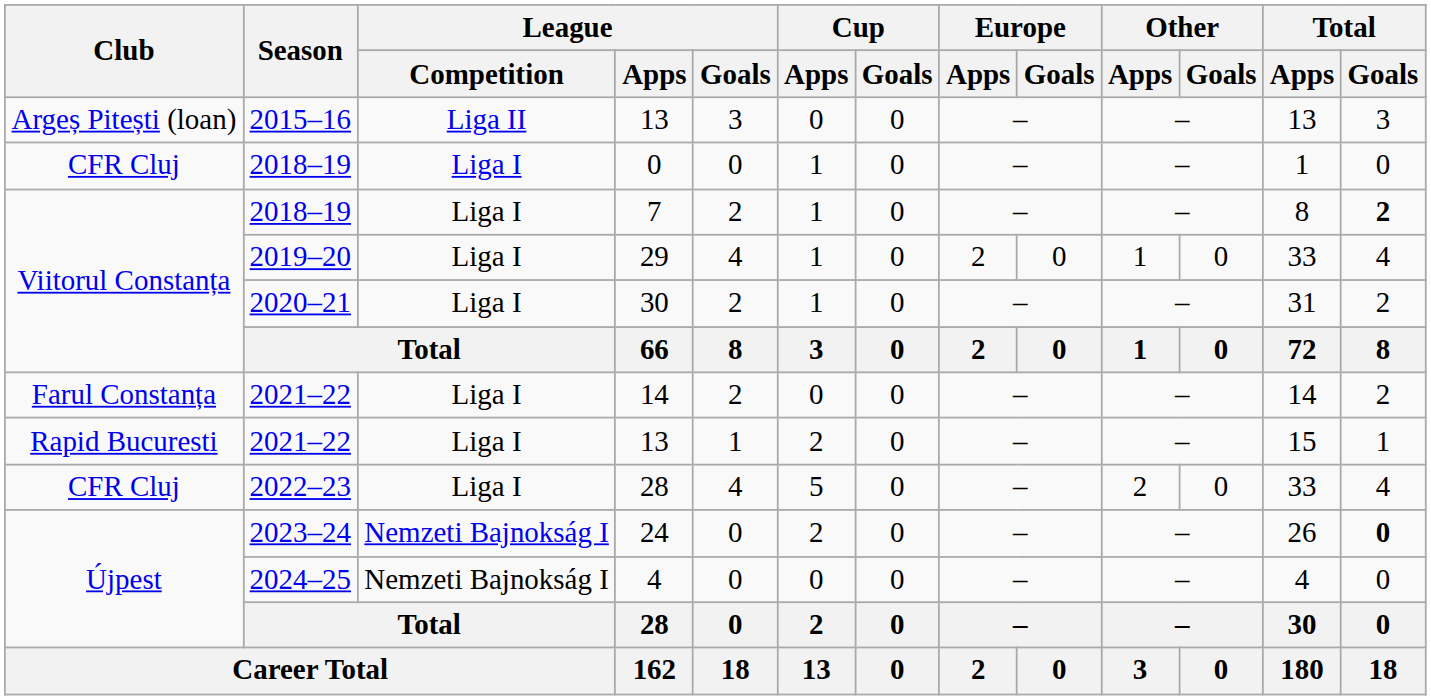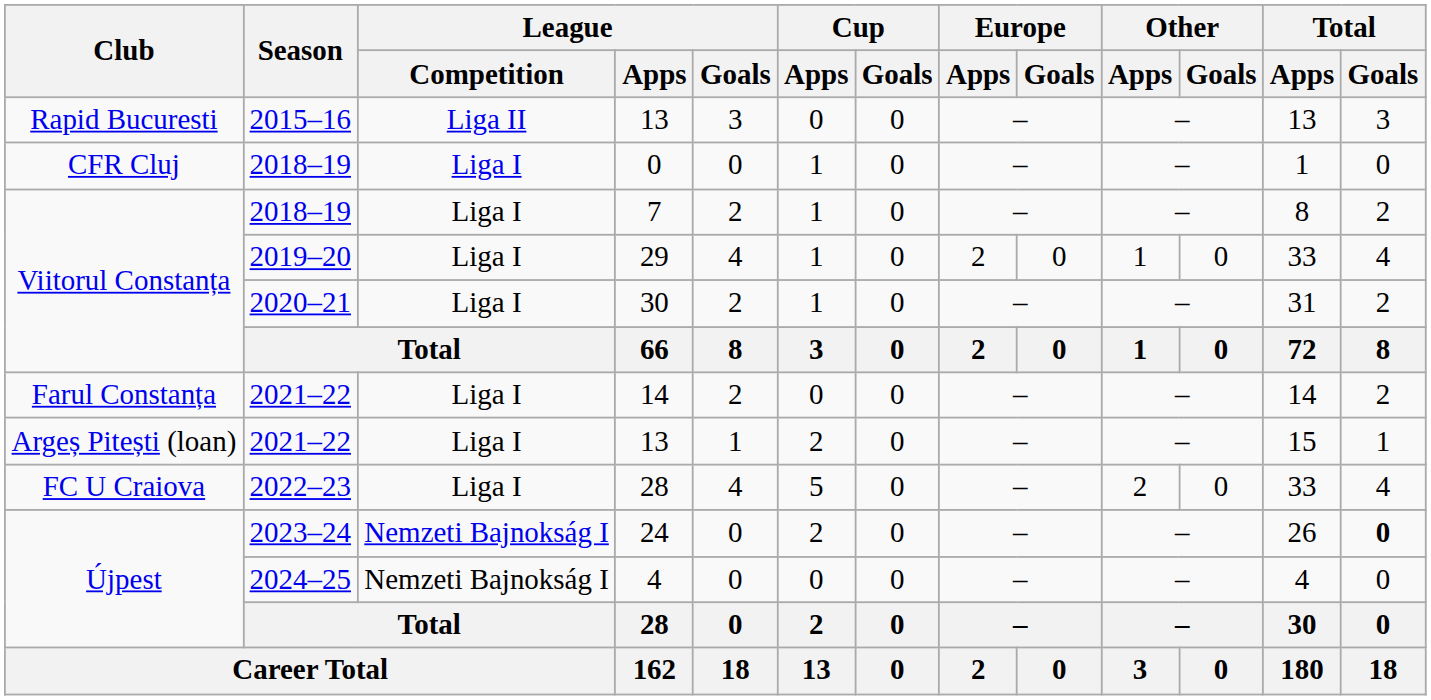(124, 119) Argeș Pitești (loan) -> (124, 119) Rapid Bucuresti
(1383, 211) bold -> (1383, 211) normal
(124, 440) Rapid Bucuresti -> (124, 440) Argeș Pitești (loan)
(124, 486) CFR Cluj -> (124, 486) FC U Craiova
